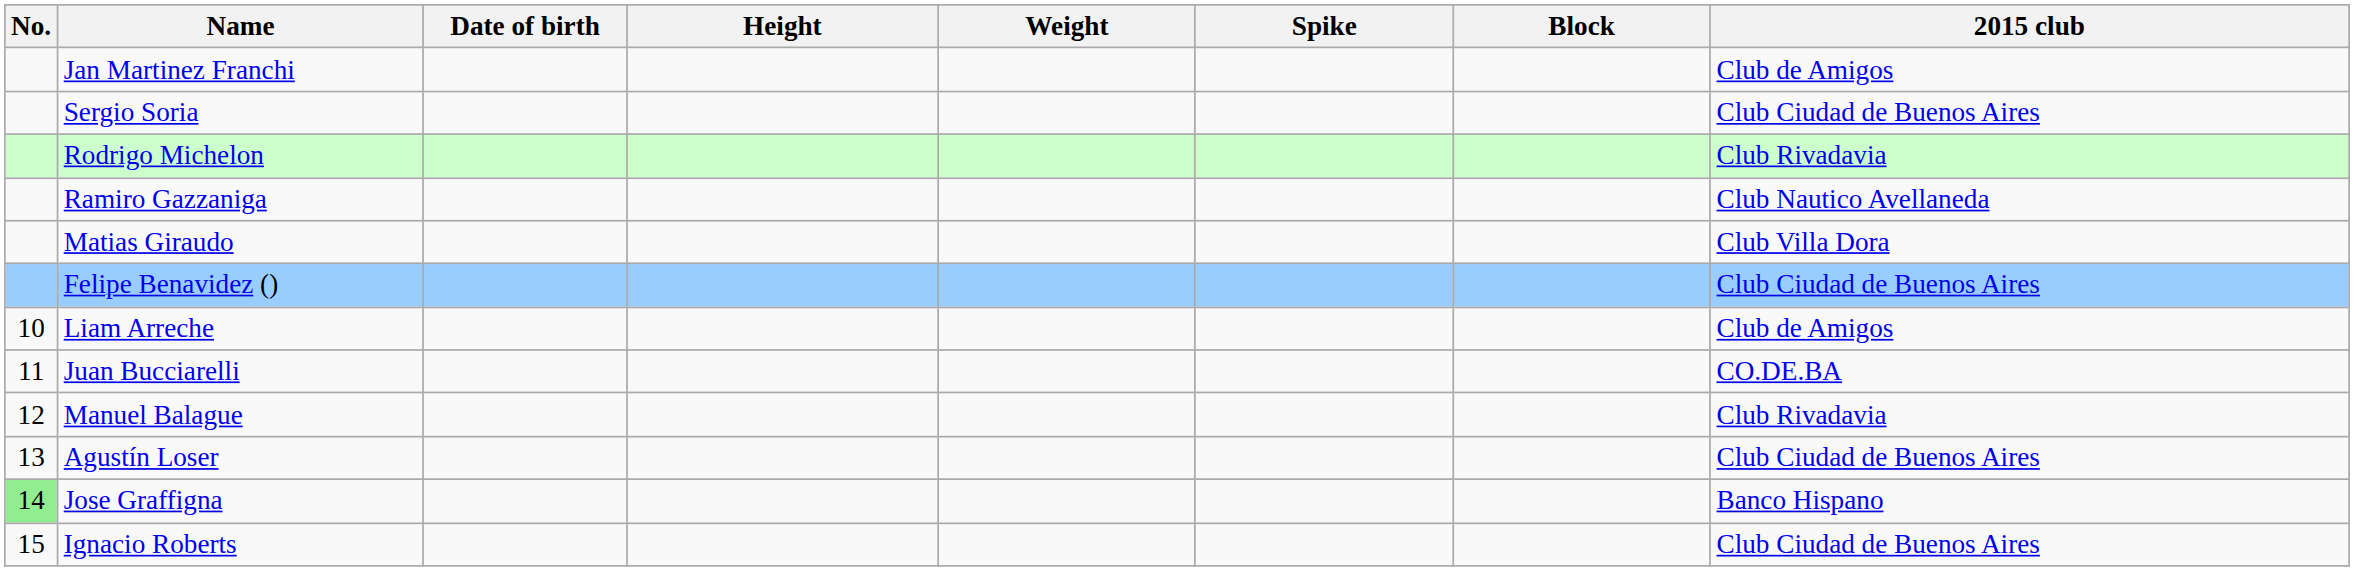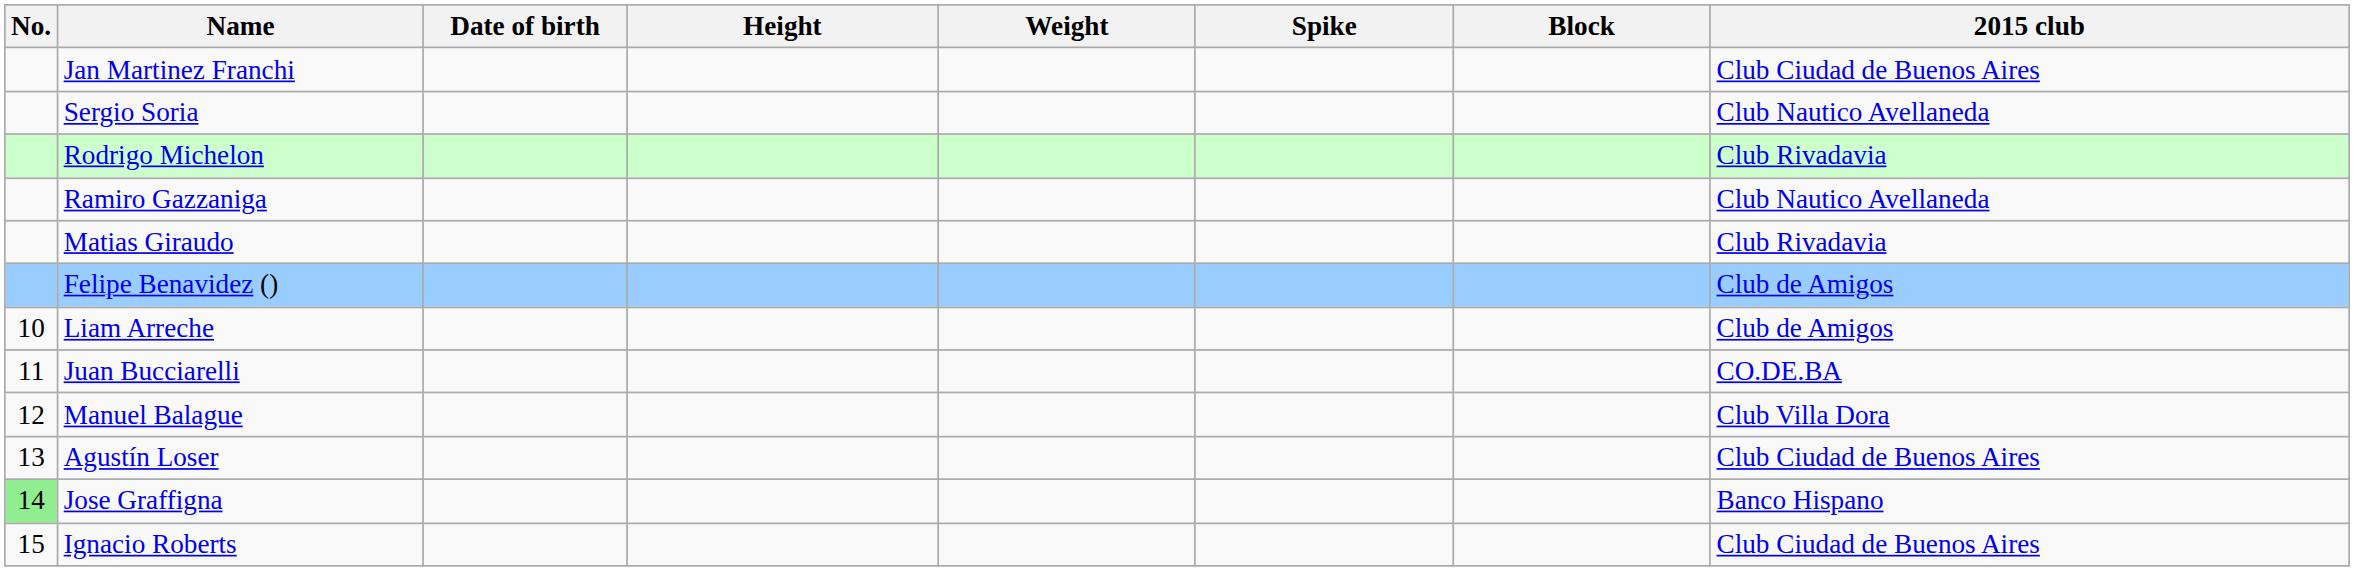(1805, 69) Club de Amigos -> (1878, 69) Club Ciudad de Buenos Aires
(1878, 112) Club Ciudad de Buenos Aires -> (1853, 112) Club Nautico Avellaneda
(1803, 241) Club Villa Dora -> (1802, 241) Club Rivadavia
(1878, 284) Club Ciudad de Buenos Aires -> (1805, 284) Club de Amigos
(1802, 414) Club Rivadavia -> (1803, 414) Club Villa Dora
